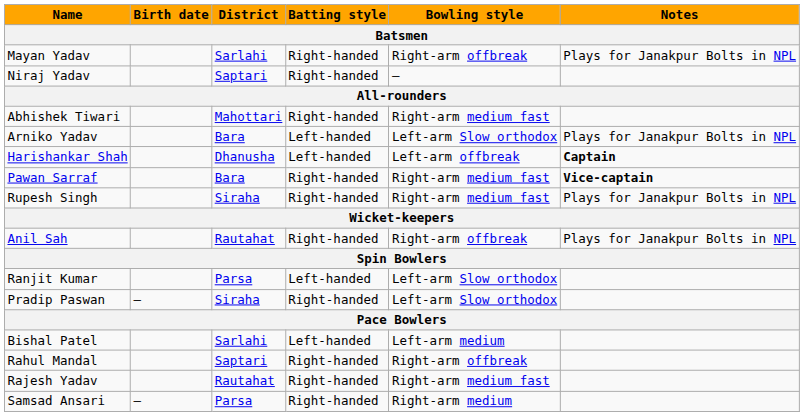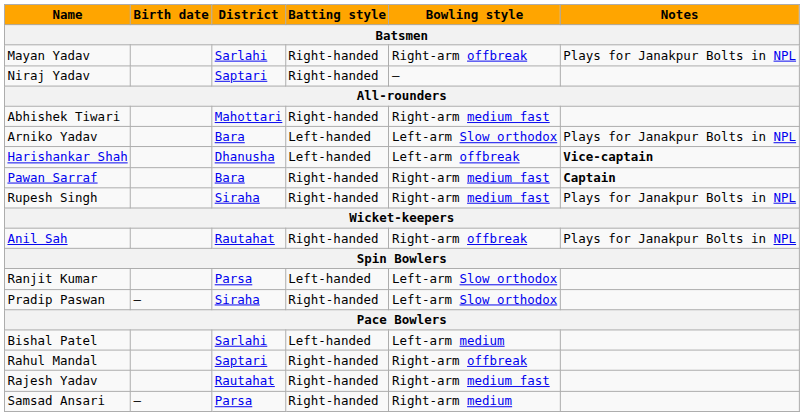(589, 157) Captain -> (608, 157) Vice-captain
(608, 177) Vice-captain -> (589, 177) Captain
